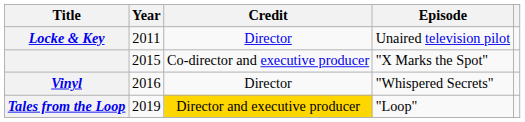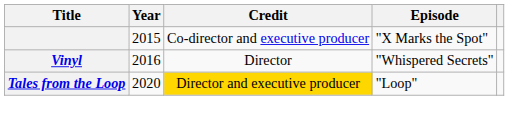- row: (67, 38)
(146, 106) 2019 -> (146, 83) 2020
